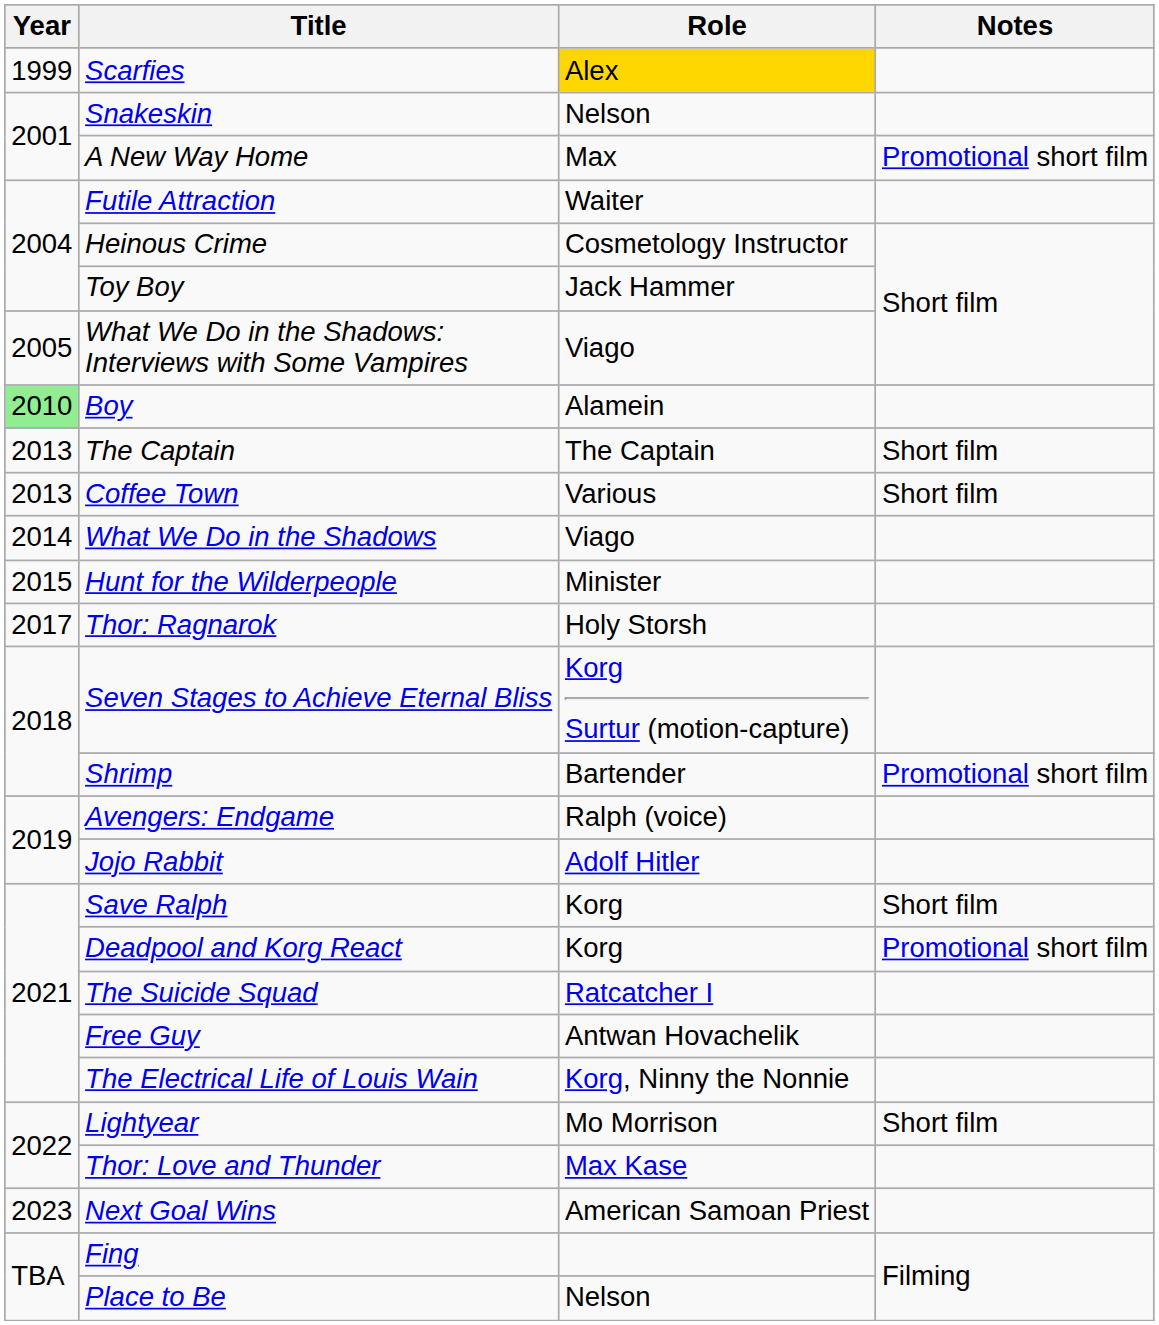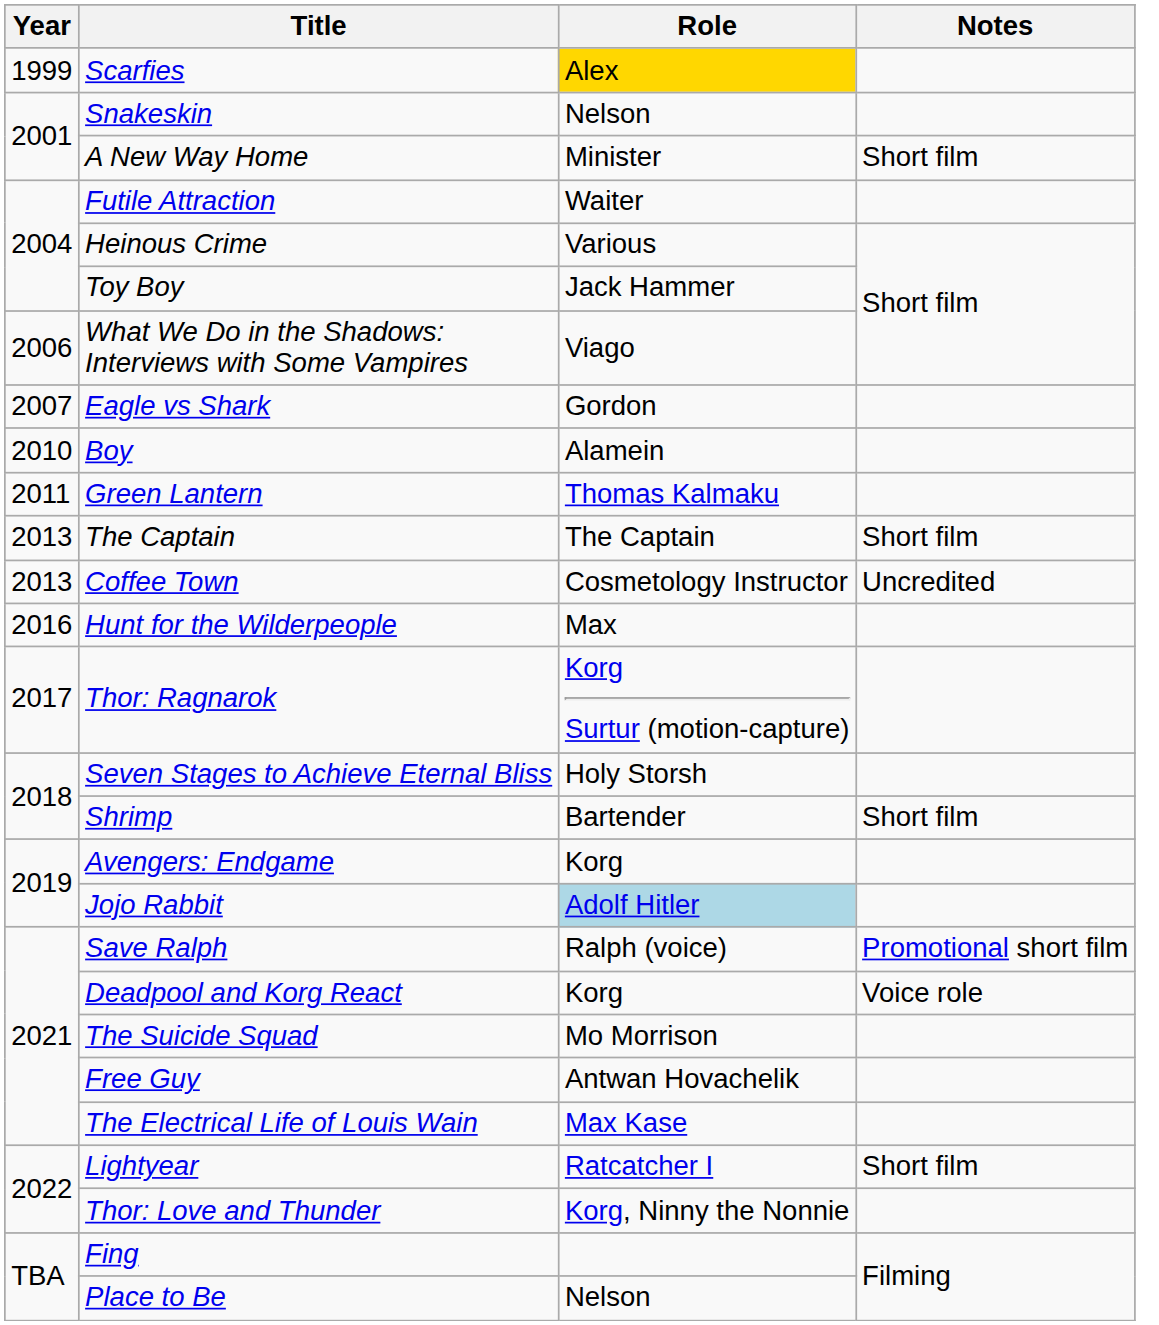(591, 157) Max -> (613, 157) Minister
(1015, 157) Promotional short film -> (920, 157) Short film
(706, 244) Cosmetology Instructor -> (611, 244) Various
(42, 347) 2005 -> (42, 347) 2006
+ row: (178, 406)
(42, 406) lightgreen background -> (42, 450) no background
+ row: (174, 493)
(611, 493) Various -> (706, 581) Cosmetology Instructor
(940, 493) Short film -> (929, 581) Uncredited
- row: (261, 537)
(42, 581) 2015 -> (42, 624) 2016
(613, 581) Minister -> (591, 624) Max
(636, 624) Holy Storsh -> (707, 699) Korg Surtur (motion-capture)
(717, 699) Korg Surtur (motion-capture) -> (636, 773) Holy Storsh
(1015, 773) Promotional short film -> (920, 817) Short film
(646, 817) Ralph (voice) -> (594, 861) Korg
(632, 861) no background -> (632, 904) lightblue background
(594, 904) Korg -> (646, 948) Ralph (voice)
(940, 904) Short film -> (995, 948) Promotional short film
(1015, 948) Promotional short film -> (923, 992) Voice role
(639, 992) Ratcatcher I -> (641, 1035) Mo Morrison
(707, 1079) Korg, Ninny the Nonnie -> (626, 1123) Max Kase
(641, 1123) Mo Morrison -> (639, 1166) Ratcatcher I
(626, 1166) Max Kase -> (707, 1210) Korg, Ninny the Nonnie
- row: (181, 1210)
